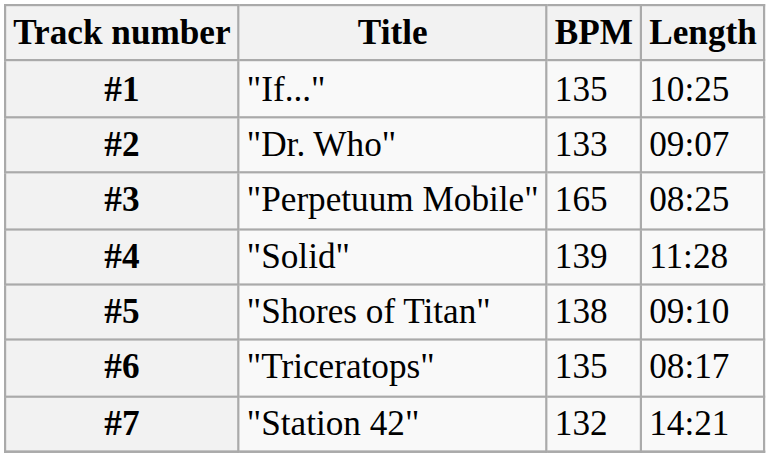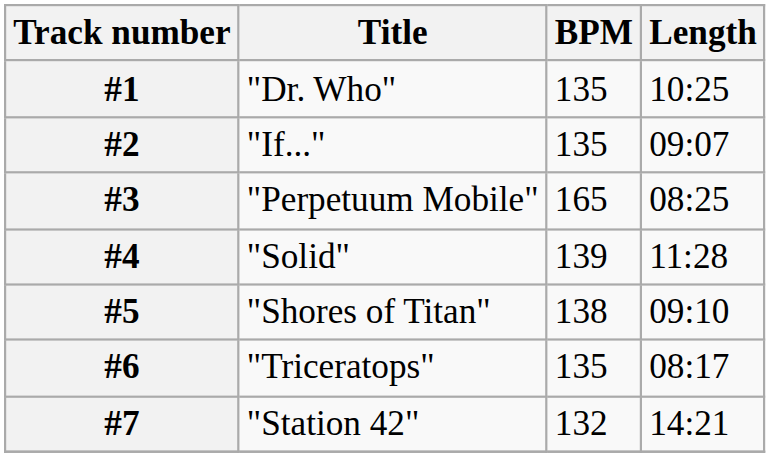(286, 88) "If..." -> (321, 88) "Dr. Who"
(321, 144) "Dr. Who" -> (286, 144) "If..."
(581, 144) 133 -> (581, 144) 135
